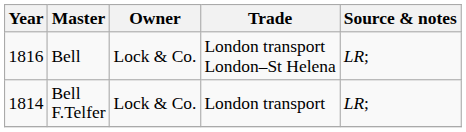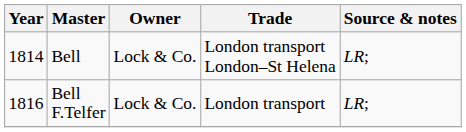(26, 55) 1816 -> (26, 55) 1814
(26, 103) 1814 -> (26, 103) 1816
